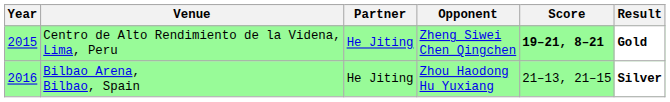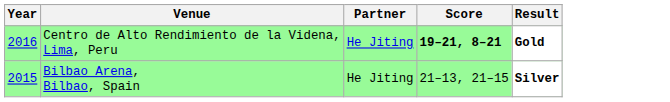- column: (468, 15)
(22, 43) 2015 -> (22, 43) 2016
(22, 79) 2016 -> (22, 79) 2015
